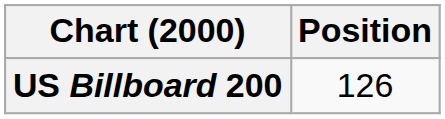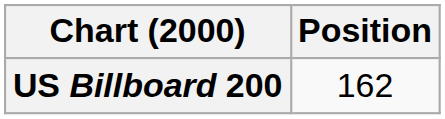(365, 85) 126 -> (365, 85) 162
